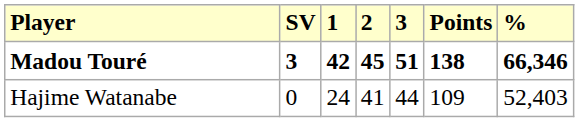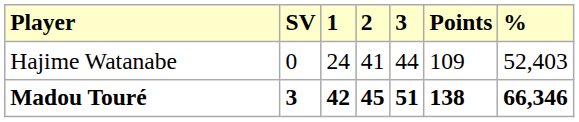rows swapped: (78, 60) <-> (94, 97)
